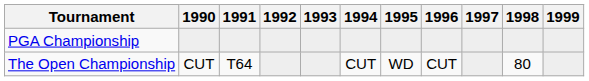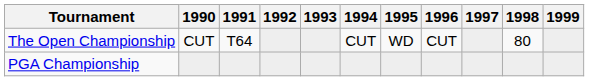rows swapped: (92, 64) <-> (74, 40)
